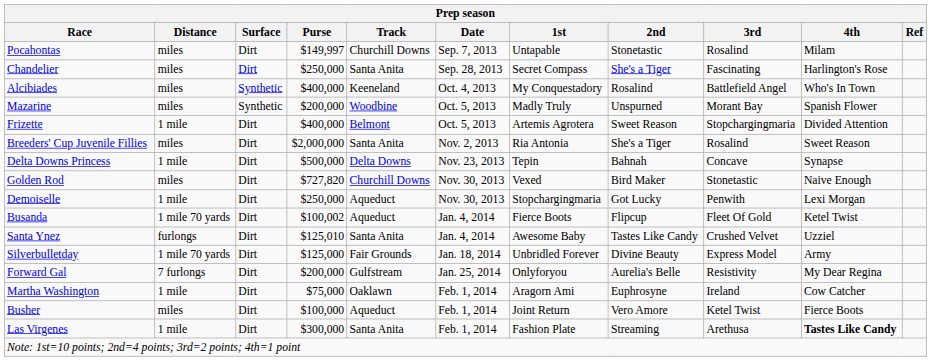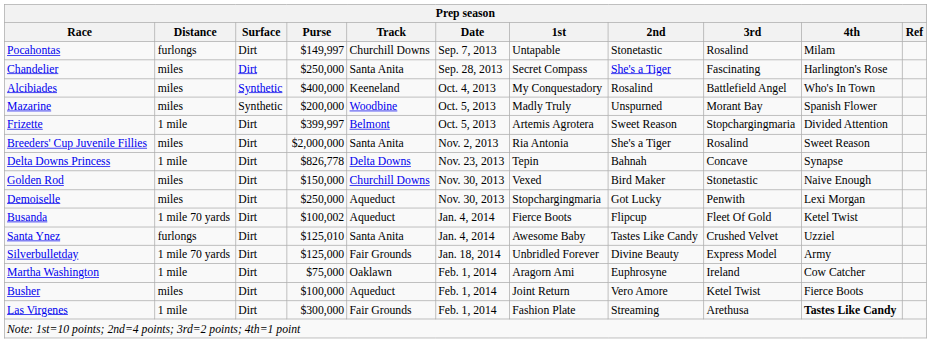(170, 50) miles -> (177, 50) furlongs
(322, 124) $400,000 -> (322, 124) $399,997
(322, 161) $500,000 -> (322, 161) $826,778
(322, 180) $727,820 -> (322, 180) $150,000
(172, 198) 1 mile -> (170, 198) miles
- row: (37, 273)
(377, 328) Santa Anita -> (381, 310) Fair Grounds
